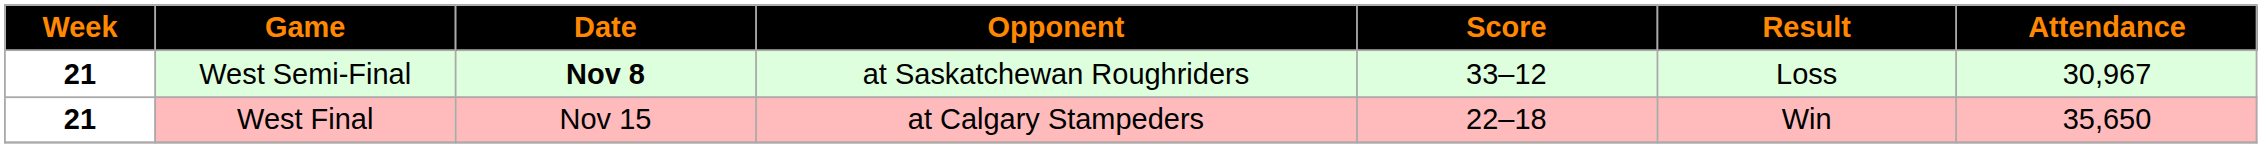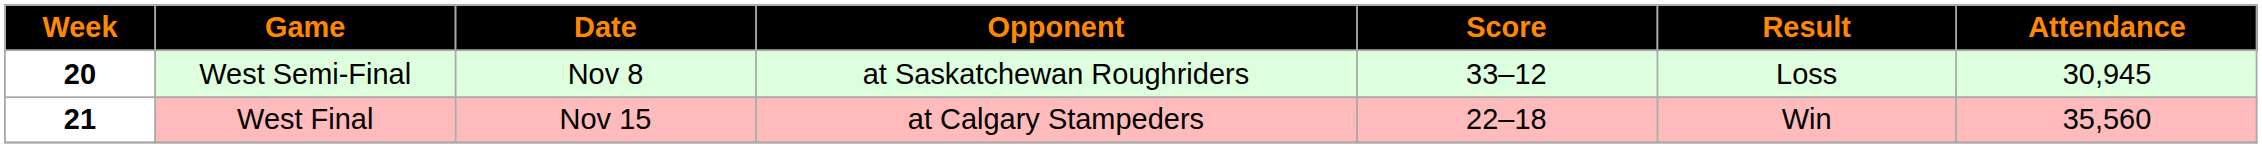(80, 73) 21 -> (80, 73) 20
(605, 73) bold -> (605, 73) normal
(2107, 73) 30,967 -> (2107, 73) 30,945
(2107, 119) 35,650 -> (2107, 119) 35,560
